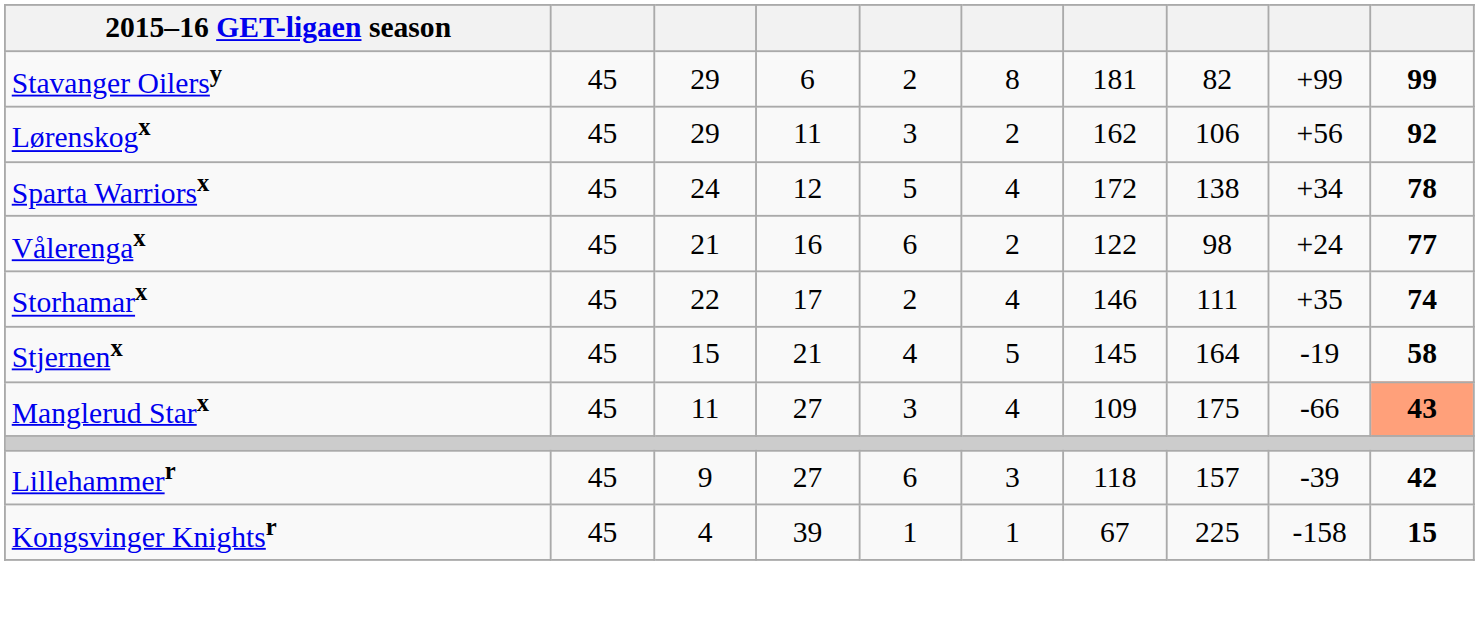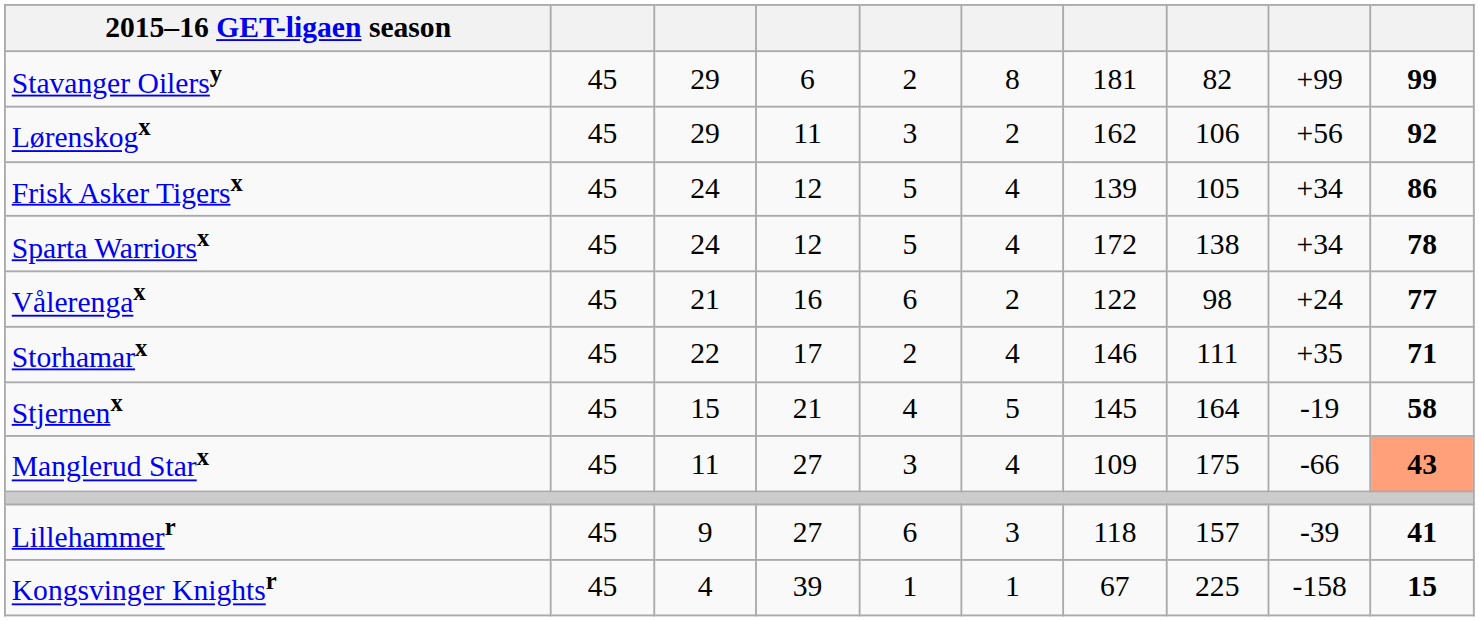+ row: (127, 188)
(1422, 298) 74 -> (1422, 353) 71
(1422, 477) 42 -> (1422, 532) 41
